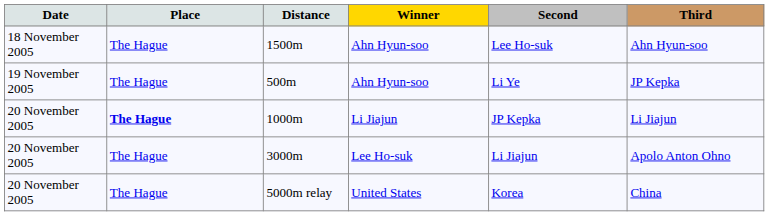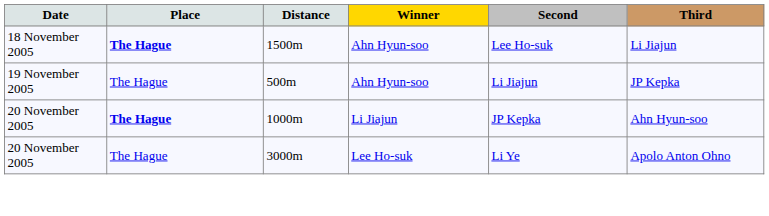(139, 44) normal -> (141, 44) bold
(669, 44) Ahn Hyun-soo -> (653, 44) Li Jiajun
(506, 81) Li Ye -> (514, 81) Li Jiajun
(653, 118) Li Jiajun -> (669, 118) Ahn Hyun-soo
(514, 155) Li Jiajun -> (506, 155) Li Ye
- row: (299, 192)
